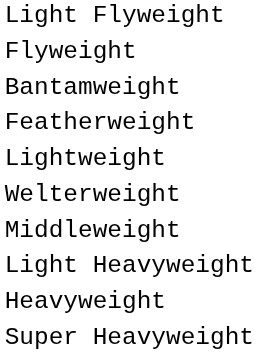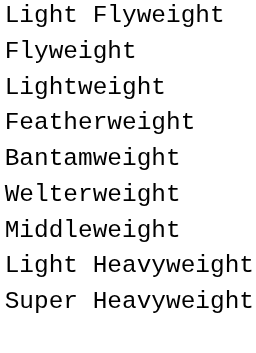rows swapped: (93, 87) <-> (85, 159)
- row: (85, 302)
